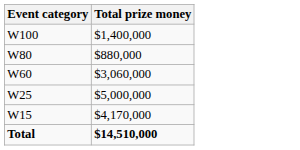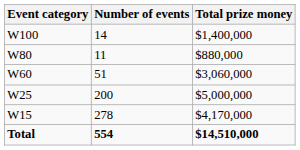+ column: (142, 14)
